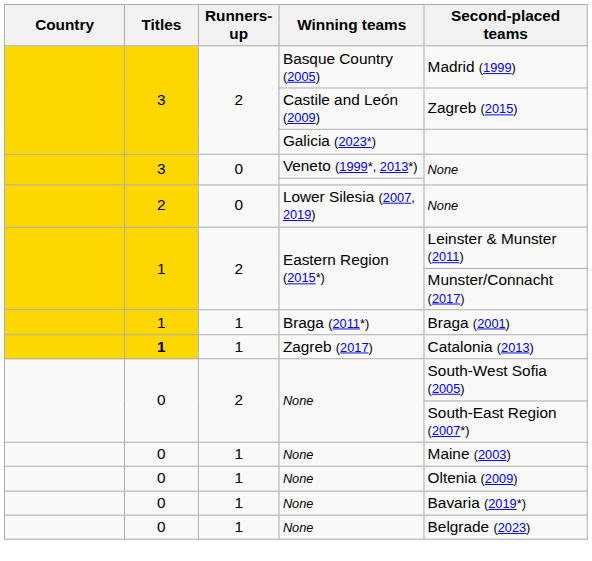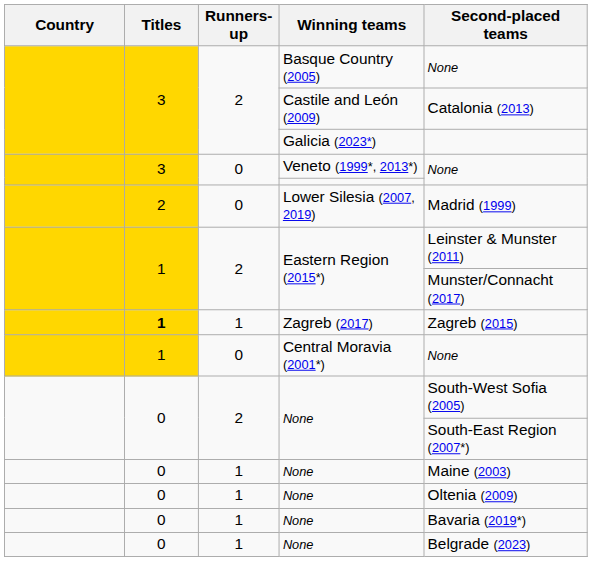(472, 66) Madrid (1999) -> (443, 67) None
(473, 108) Zagreb (2015) -> (481, 108) Catalonia (2013)
(443, 206) None -> (472, 206) Madrid (1999)
- row: (239, 322)
(481, 346) Catalonia (2013) -> (473, 322) Zagreb (2015)
+ row: (239, 355)
